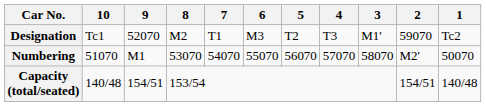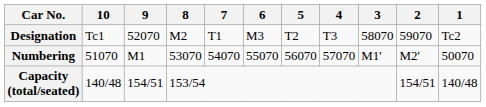(371, 35) M1' -> (377, 35) 58070
(377, 55) 58070 -> (371, 55) M1'
